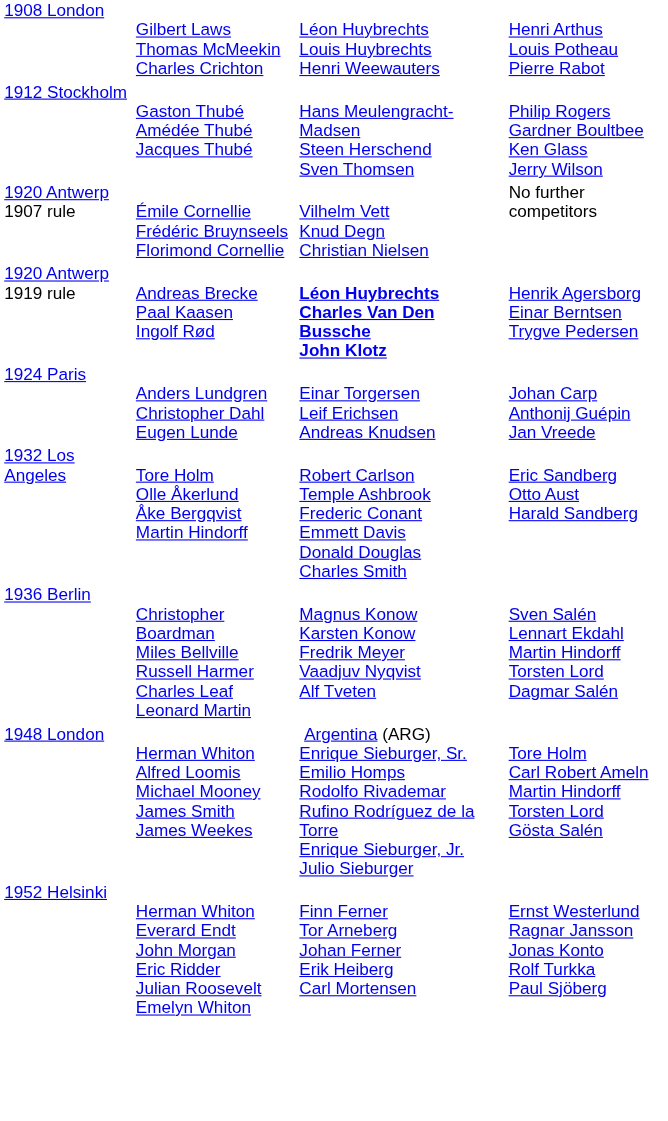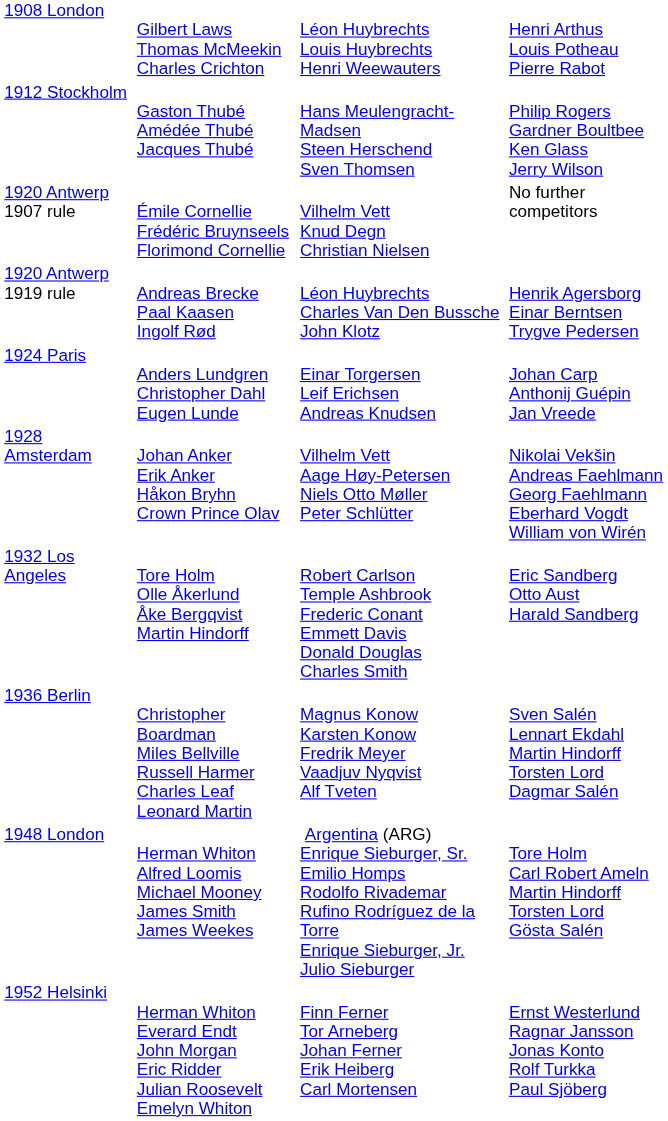(369, 322) bold -> (400, 312) normal
+ row: (48, 446)
